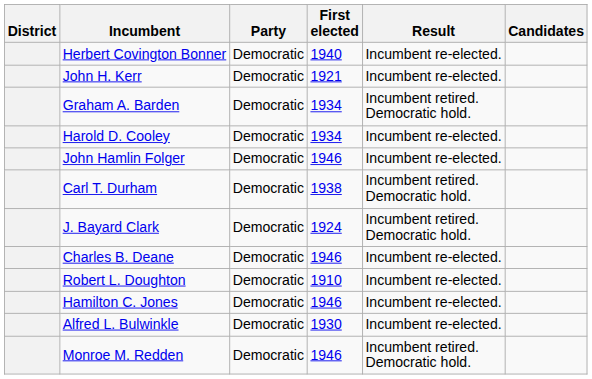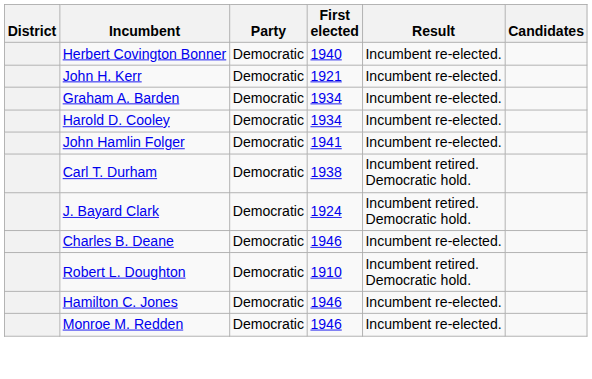(422, 106) Incumbent retired. Democratic hold. -> (434, 98) Incumbent re-elected.
(326, 158) 1946 -> (326, 143) 1941
(434, 279) Incumbent re-elected. -> (422, 272) Incumbent retired. Democratic hold.
- row: (121, 324)
(422, 354) Incumbent retired. Democratic hold. -> (434, 324) Incumbent re-elected.
